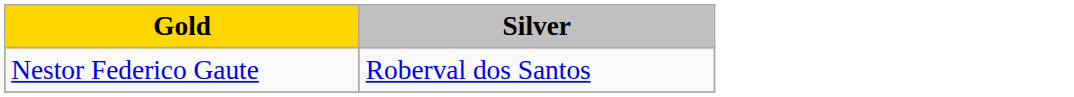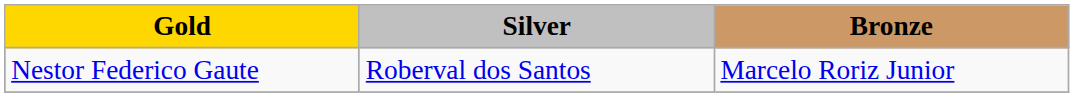+ column: (891, 26)
